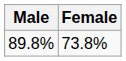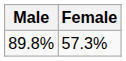(84, 43) 73.8% -> (84, 43) 57.3%
